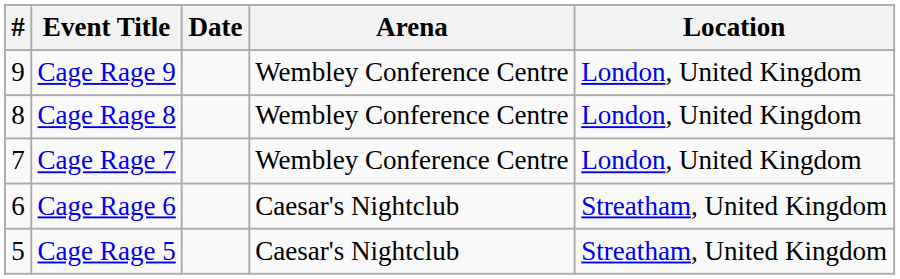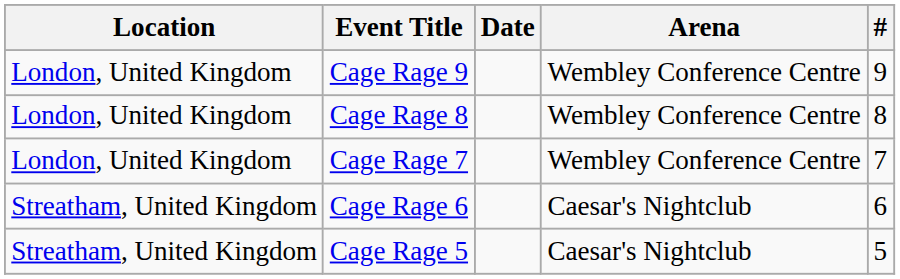columns swapped: (18, 27) <-> (734, 27)
